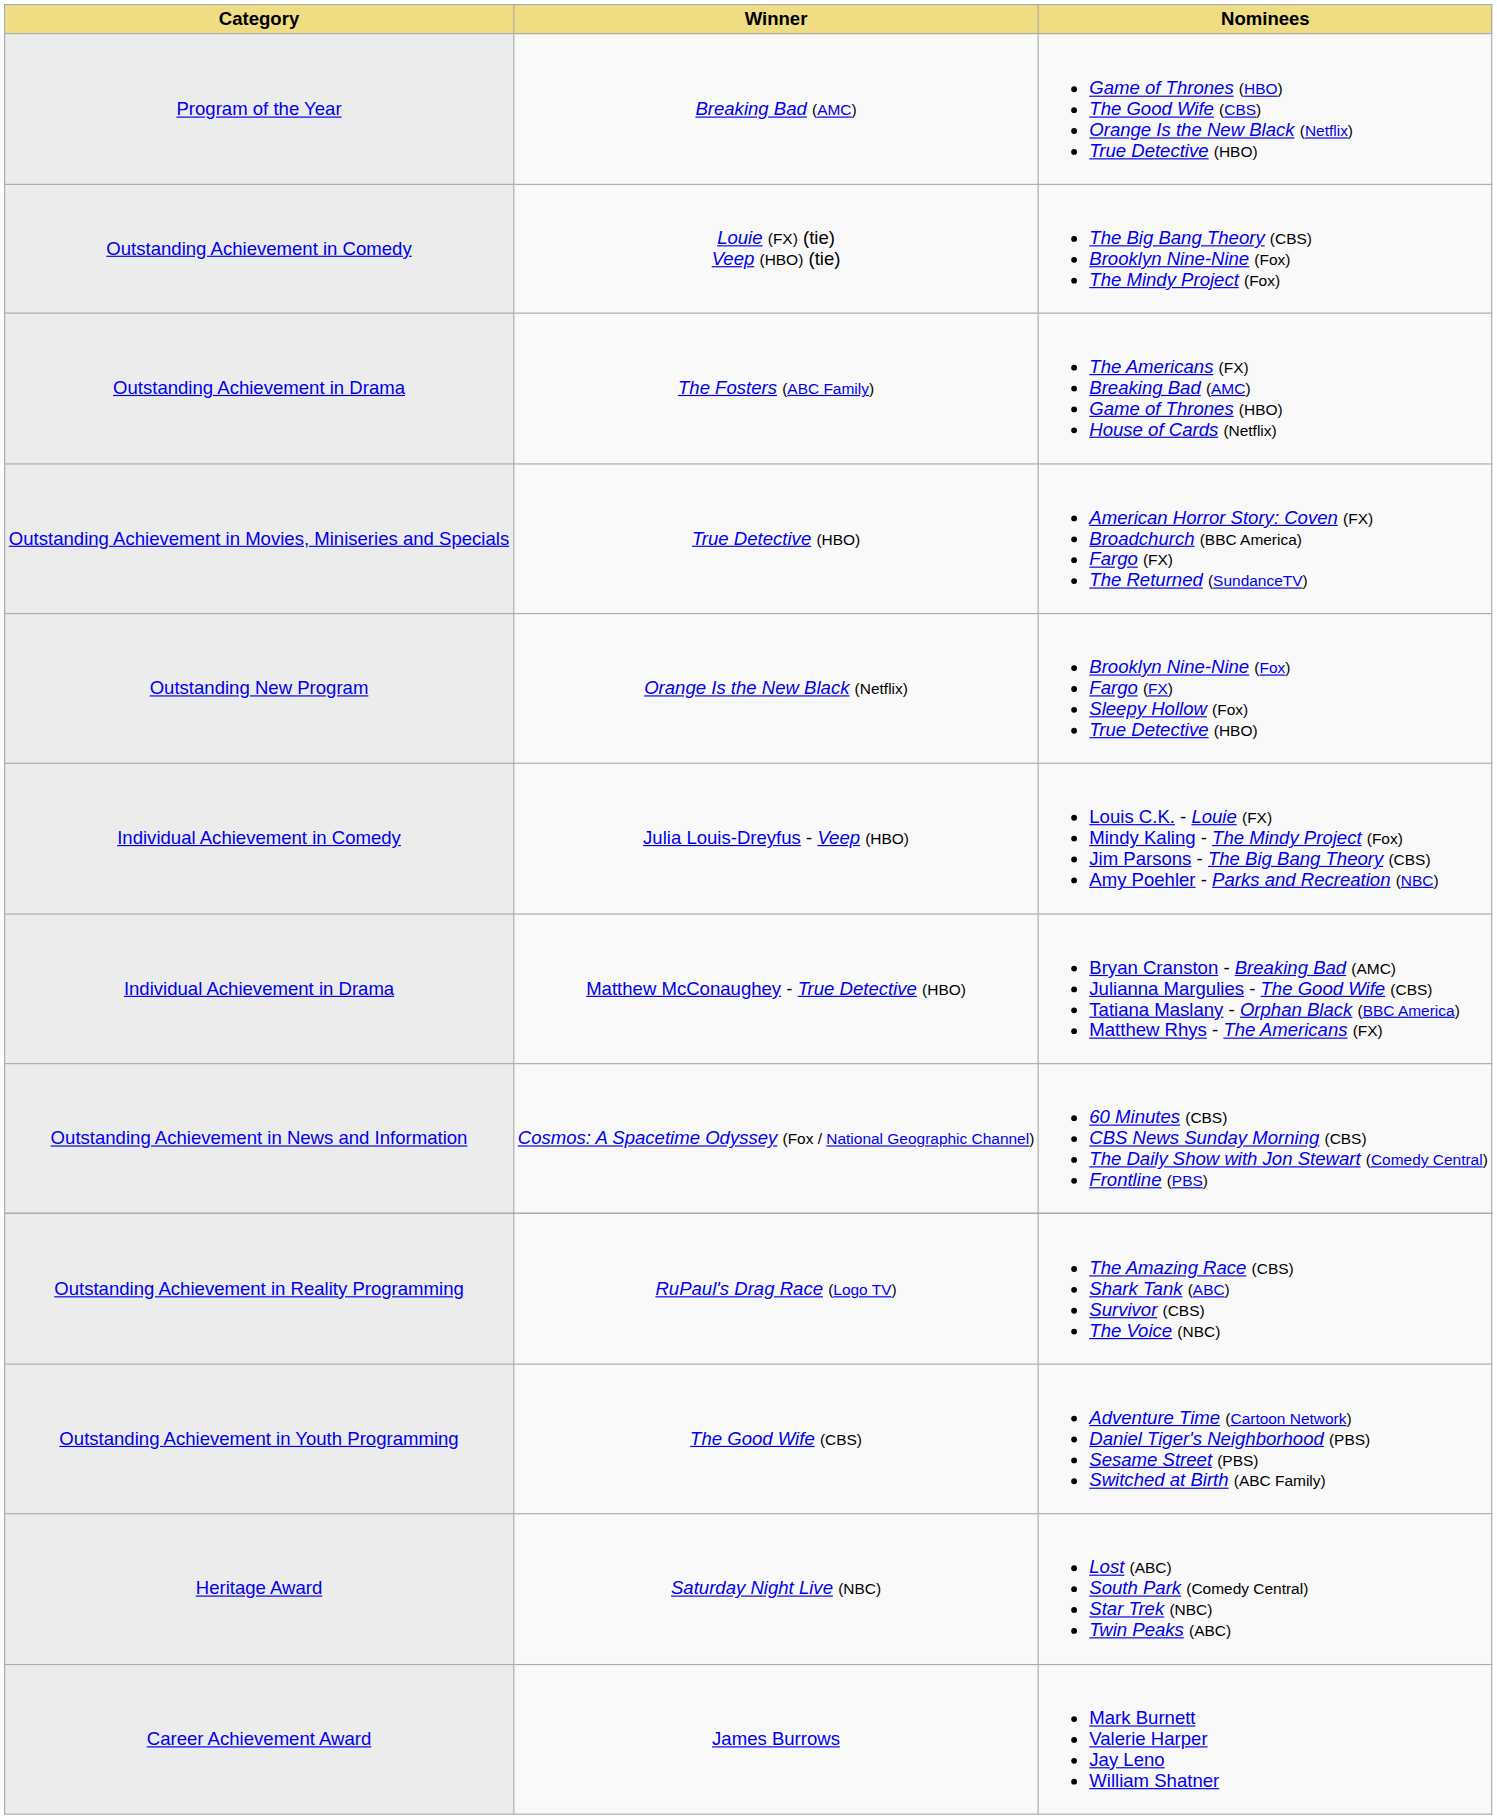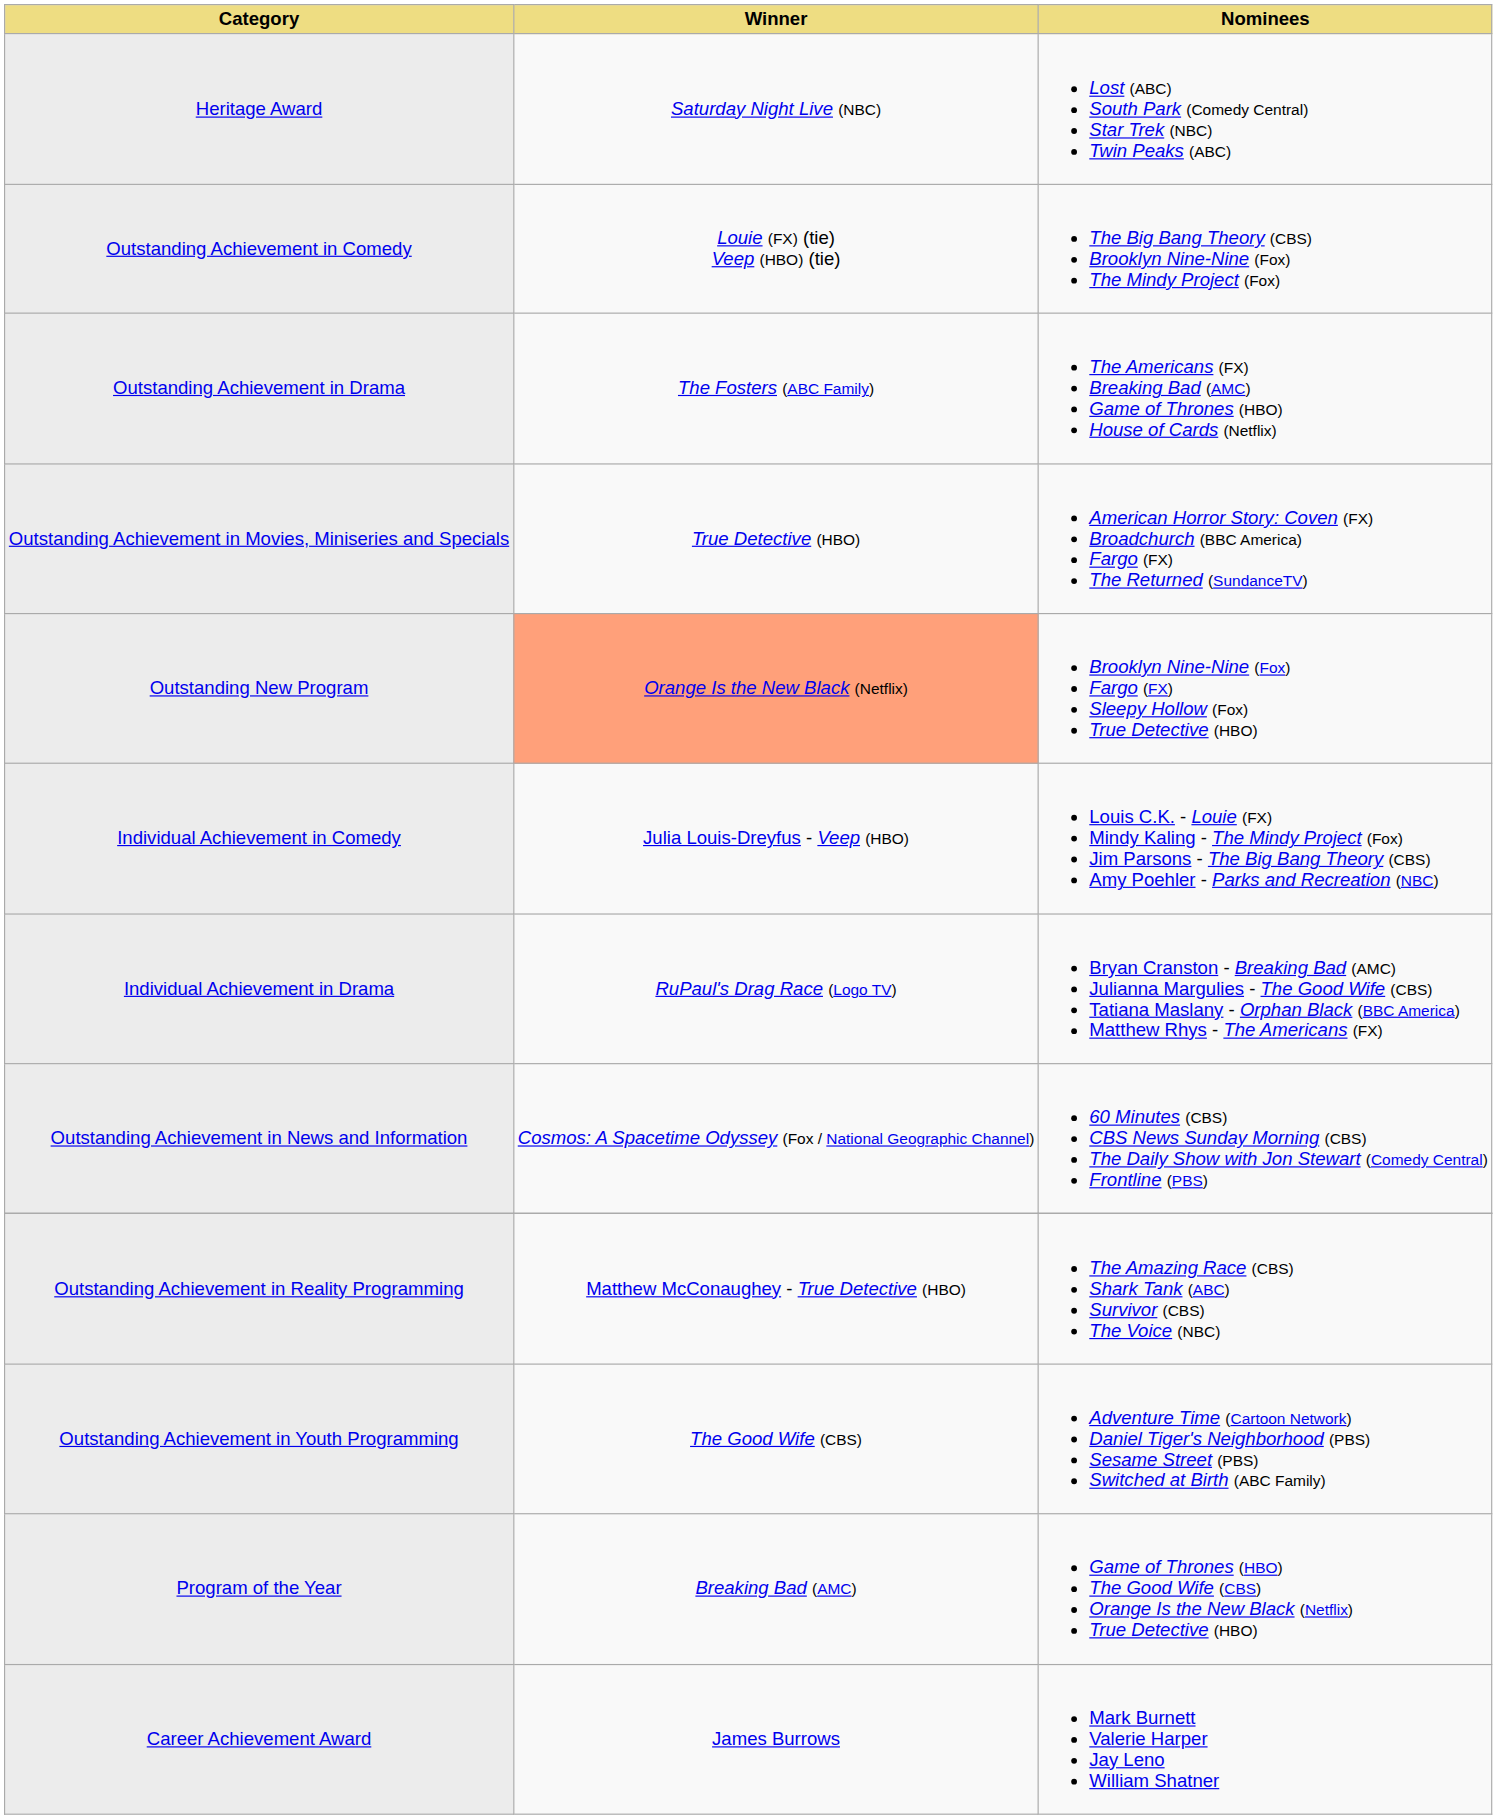rows swapped: (259, 108) <-> (259, 1588)
(776, 688) no background -> (776, 688) lightsalmon background
(776, 988) Matthew McConaughey - True Detective (HBO) -> (776, 988) RuPaul's Drag Race (Logo TV)
(776, 1288) RuPaul's Drag Race (Logo TV) -> (776, 1288) Matthew McConaughey - True Detective (HBO)
